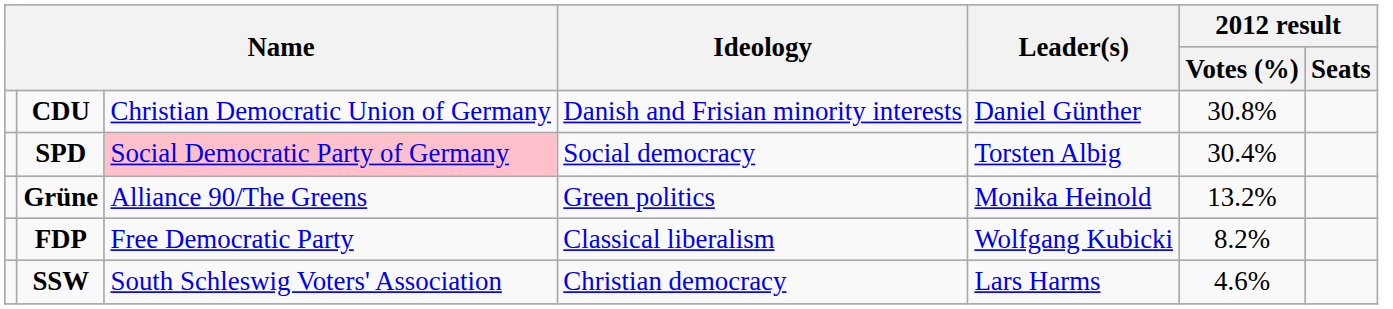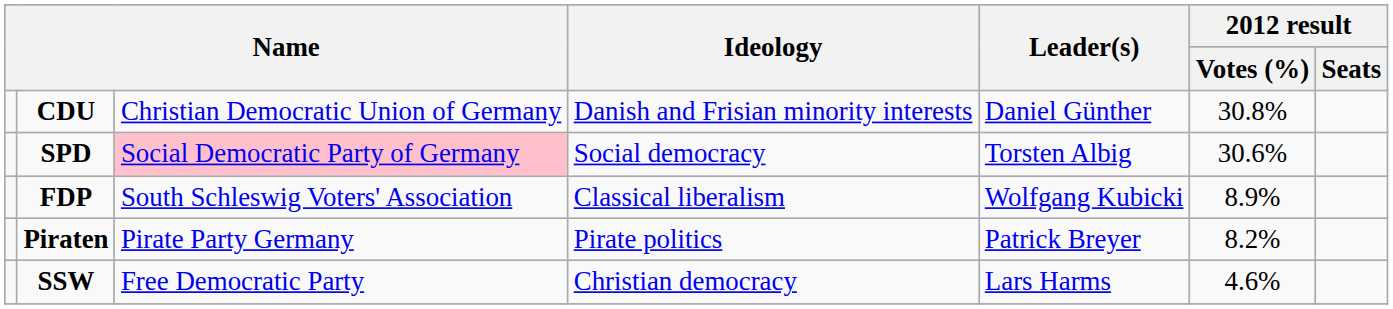(1242, 153) 30.4% -> (1252, 153) 30.6%
- row: (61, 196)
(232, 238) Free Democratic Party -> (317, 196) South Schleswig Voters' Association
(1242, 238) 8.2% -> (1252, 196) 8.9%
+ row: (66, 238)
(306, 281) South Schleswig Voters' Association -> (243, 281) Free Democratic Party
